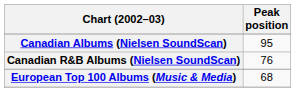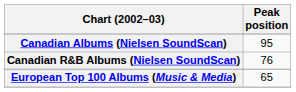(267, 78) 68 -> (267, 78) 65
